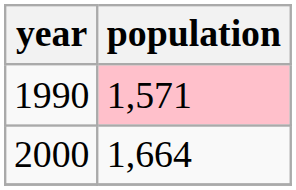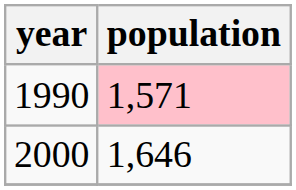(149, 154) 1,664 -> (149, 154) 1,646
